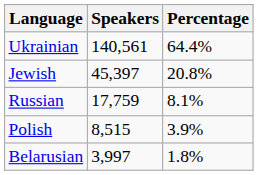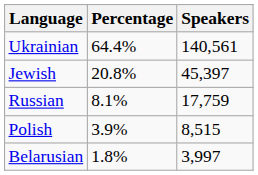columns swapped: (125, 18) <-> (208, 18)
